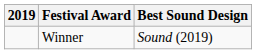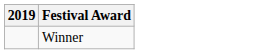- column: (193, 15)
